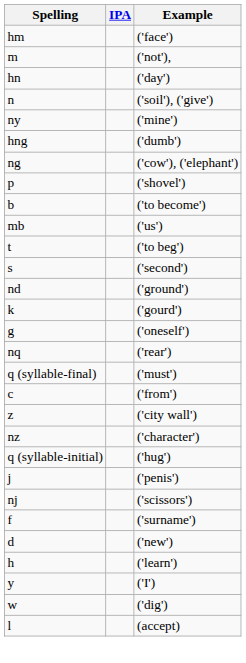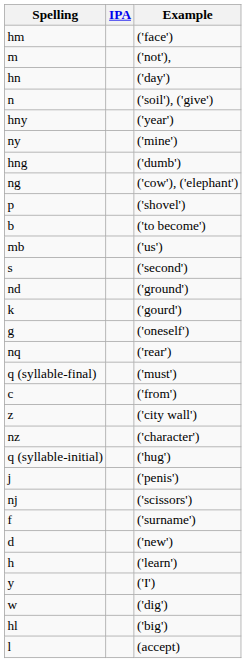+ row: (155, 120)
- row: (160, 246)
+ row: (152, 625)
